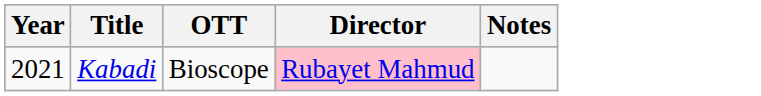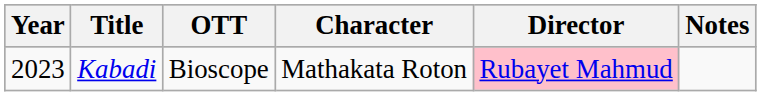+ column: (374, 25)
(38, 68) 2021 -> (38, 68) 2023
